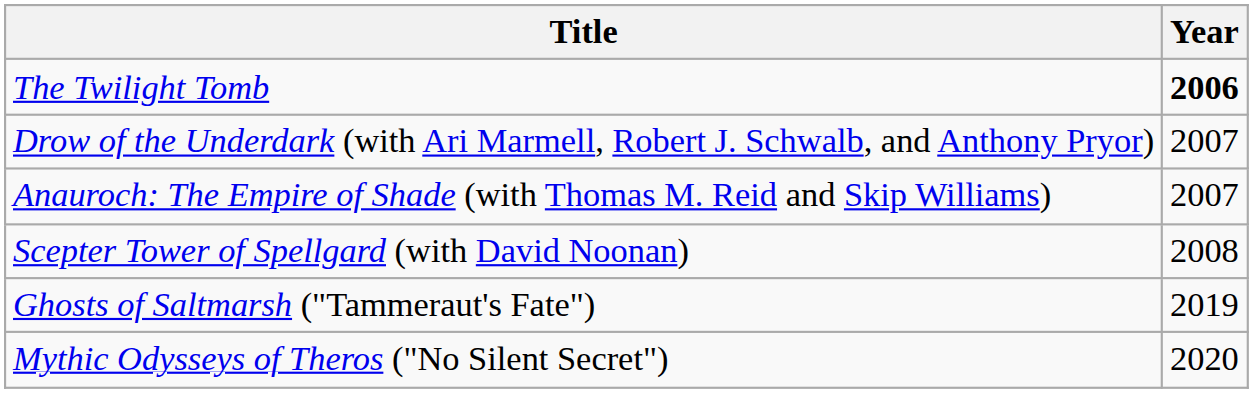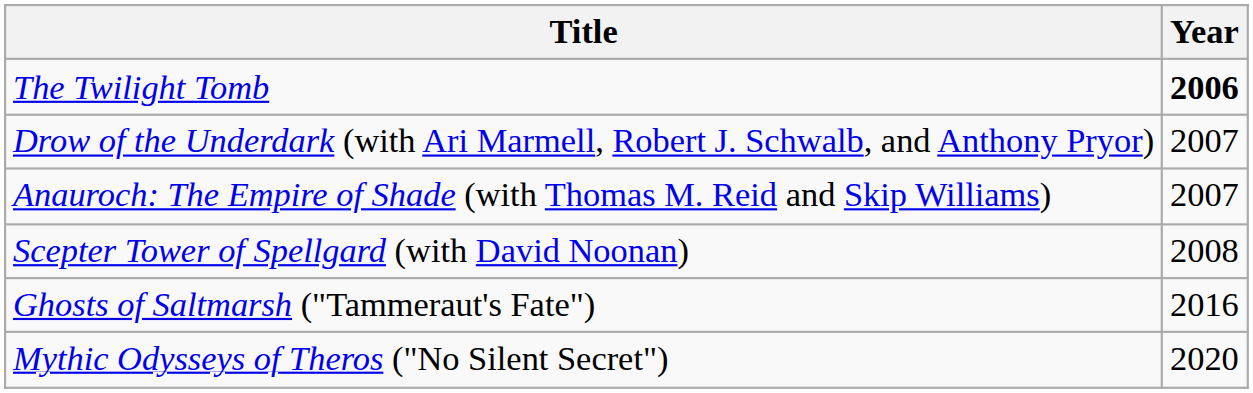(1204, 304) 2019 -> (1204, 304) 2016
